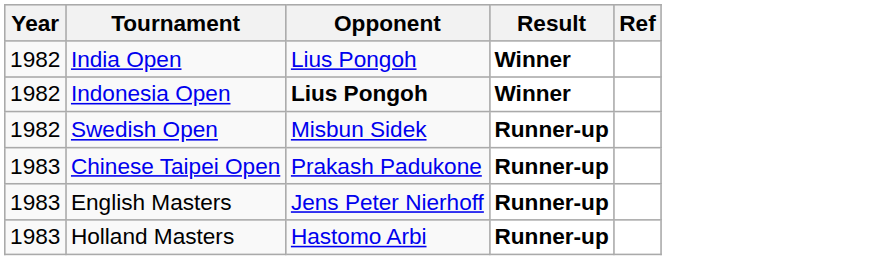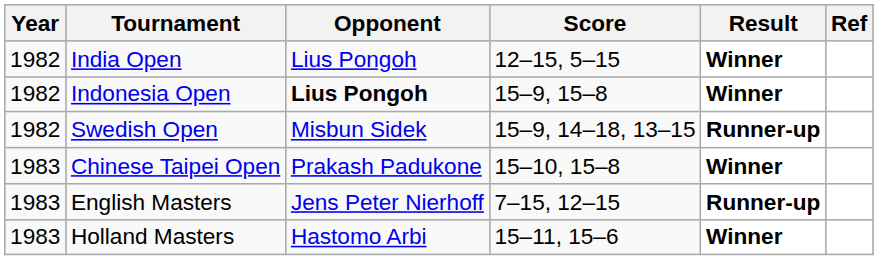+ column: (595, 23)
(552, 166) Runner-up -> (744, 166) Winner
(552, 237) Runner-up -> (744, 237) Winner
